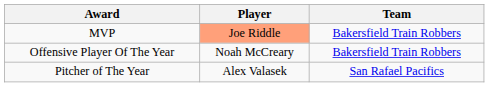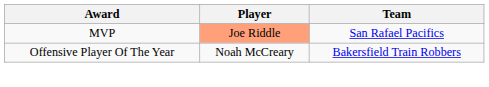(397, 33) Bakersfield Train Robbers -> (397, 33) San Rafael Pacifics
- row: (102, 71)
